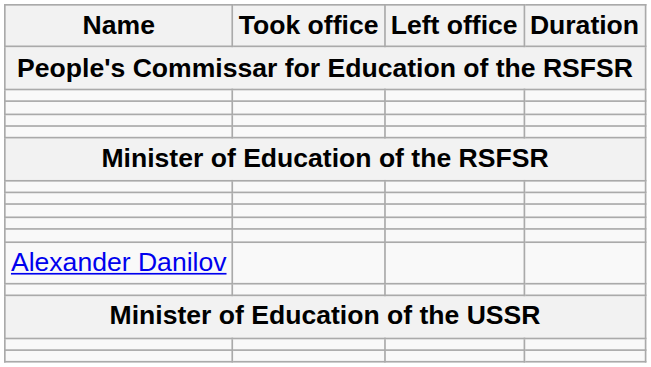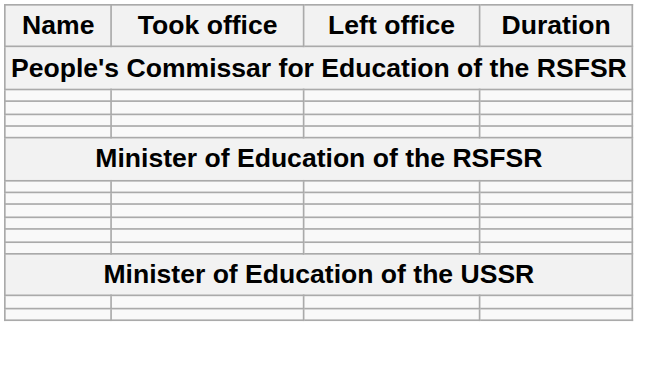- row: (119, 262)
